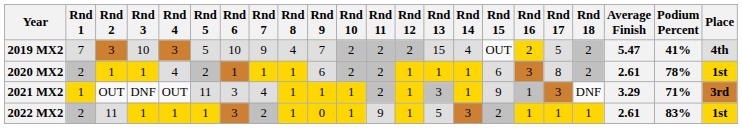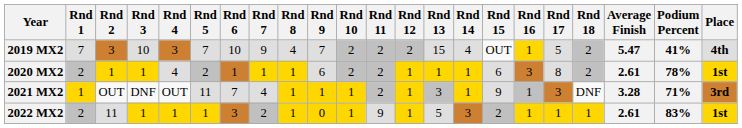(205, 50) 5 -> (205, 50) 7
(529, 50) 2 -> (529, 50) 1
(234, 92) 3 -> (234, 92) 7
(629, 92) 3.29 -> (629, 92) 3.28
